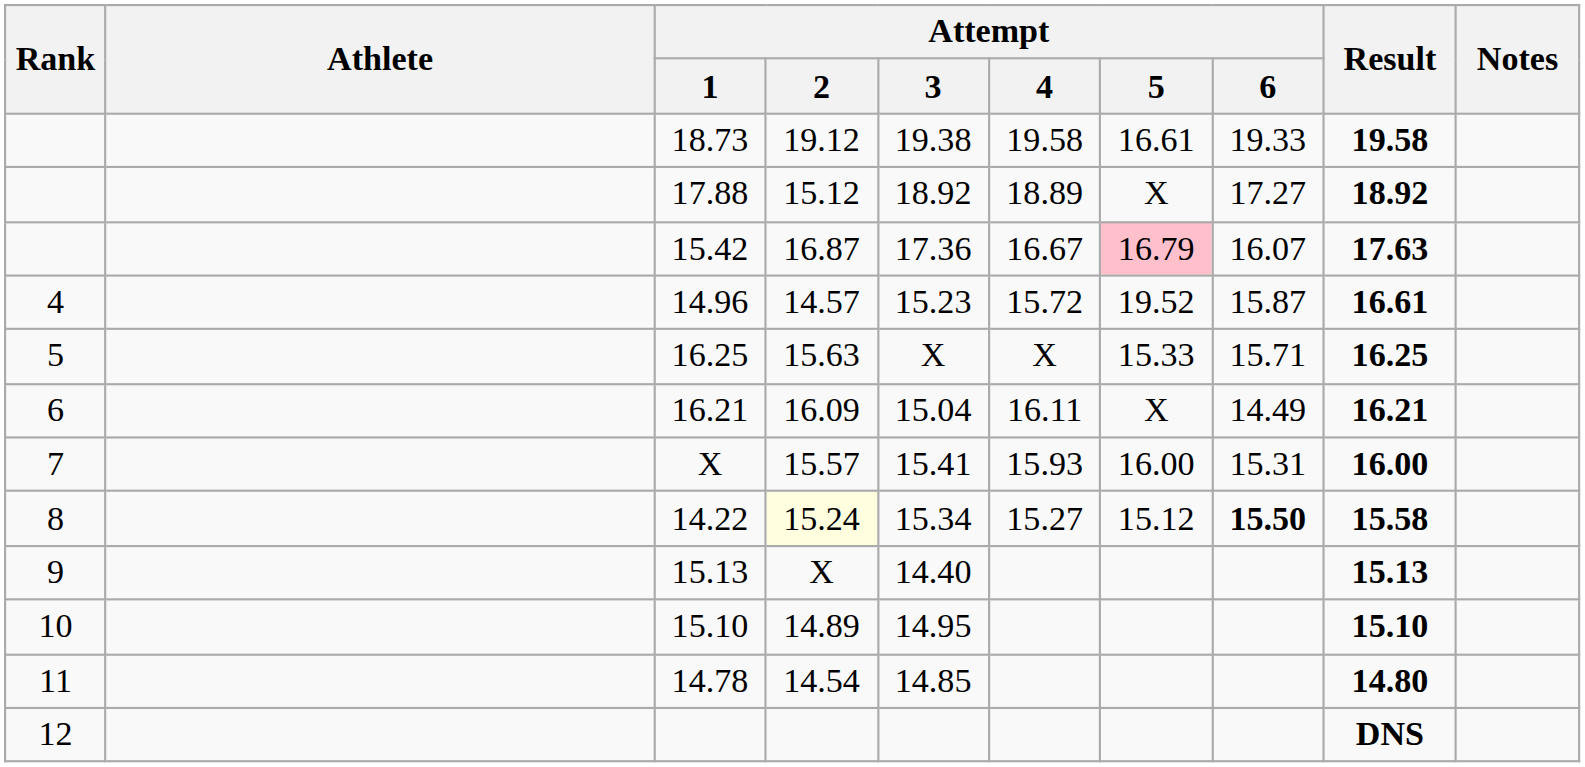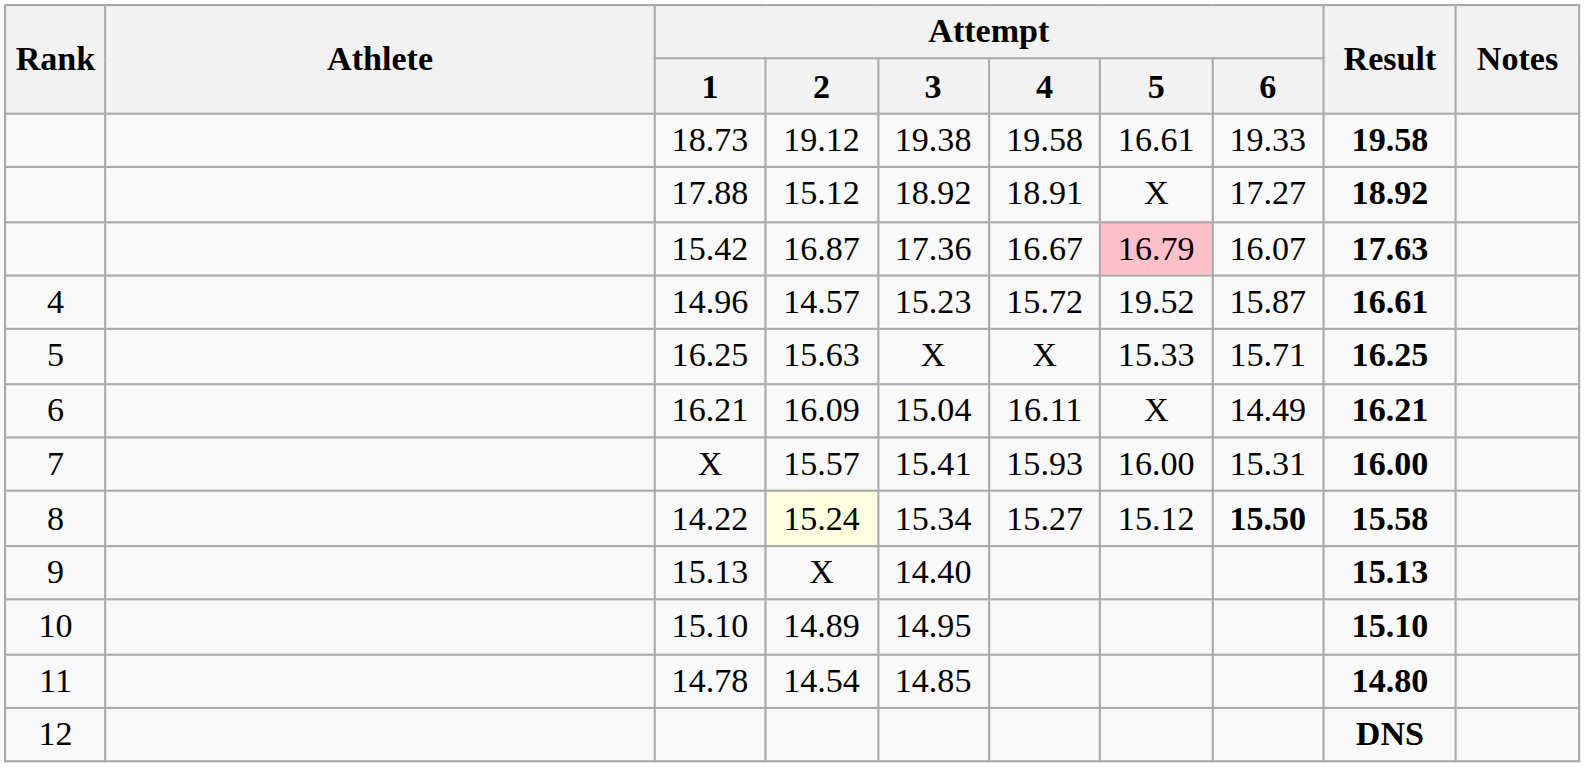(1045, 193) 18.89 -> (1045, 193) 18.91
